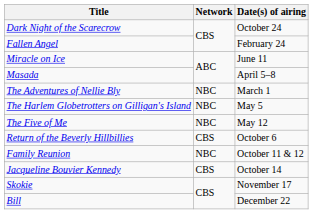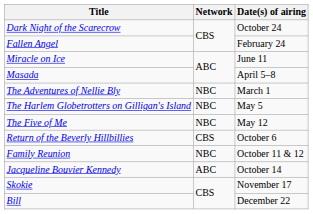(205, 169) CBS -> (206, 169) ABC
